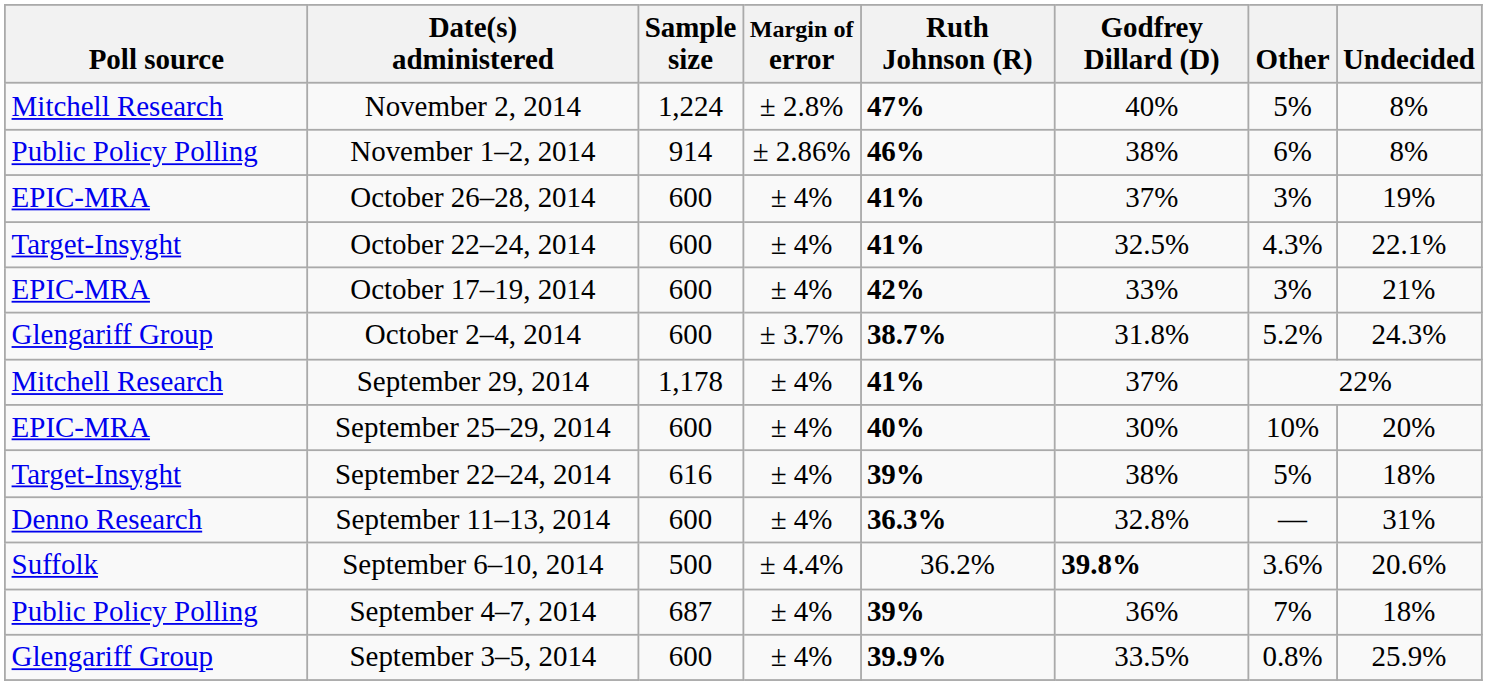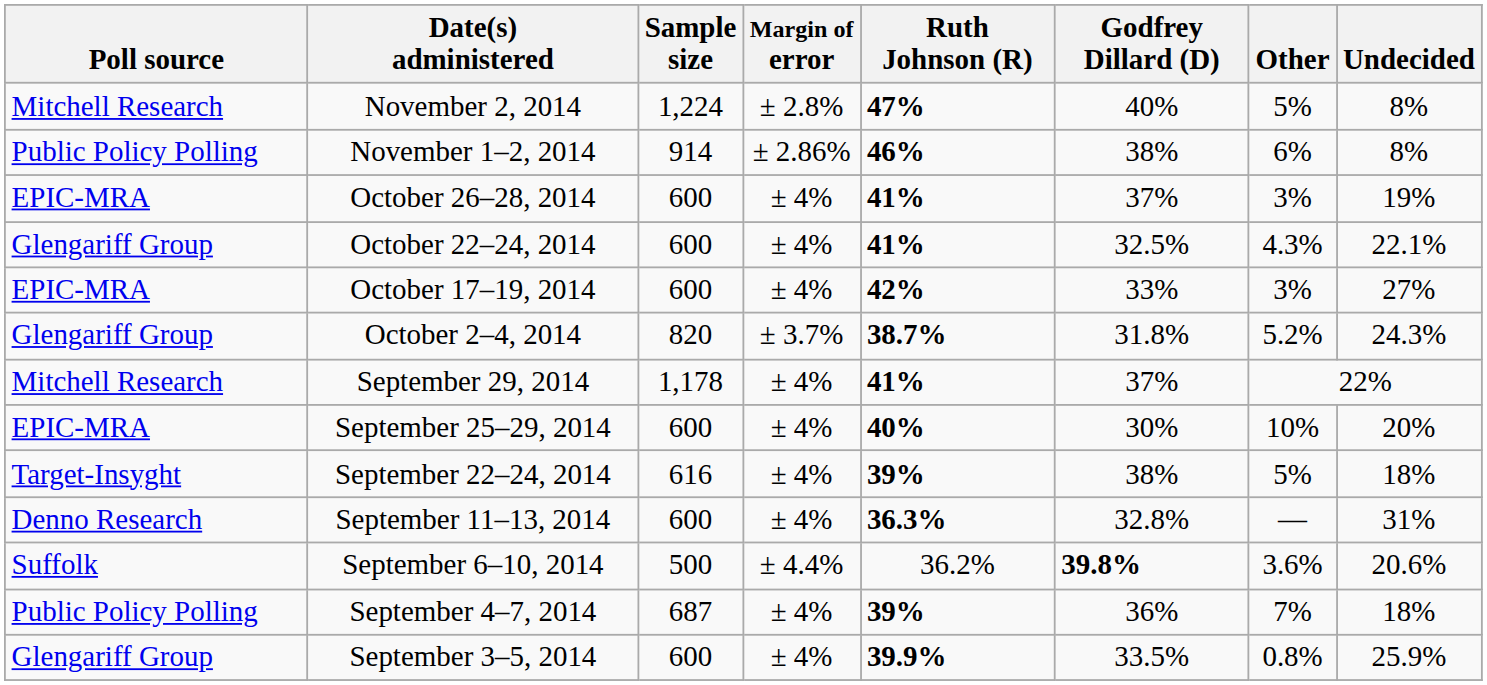(96, 243) Target-Insyght -> (112, 243) Glengariff Group
(1409, 289) 21% -> (1409, 289) 27%
(690, 335) 600 -> (690, 335) 820
